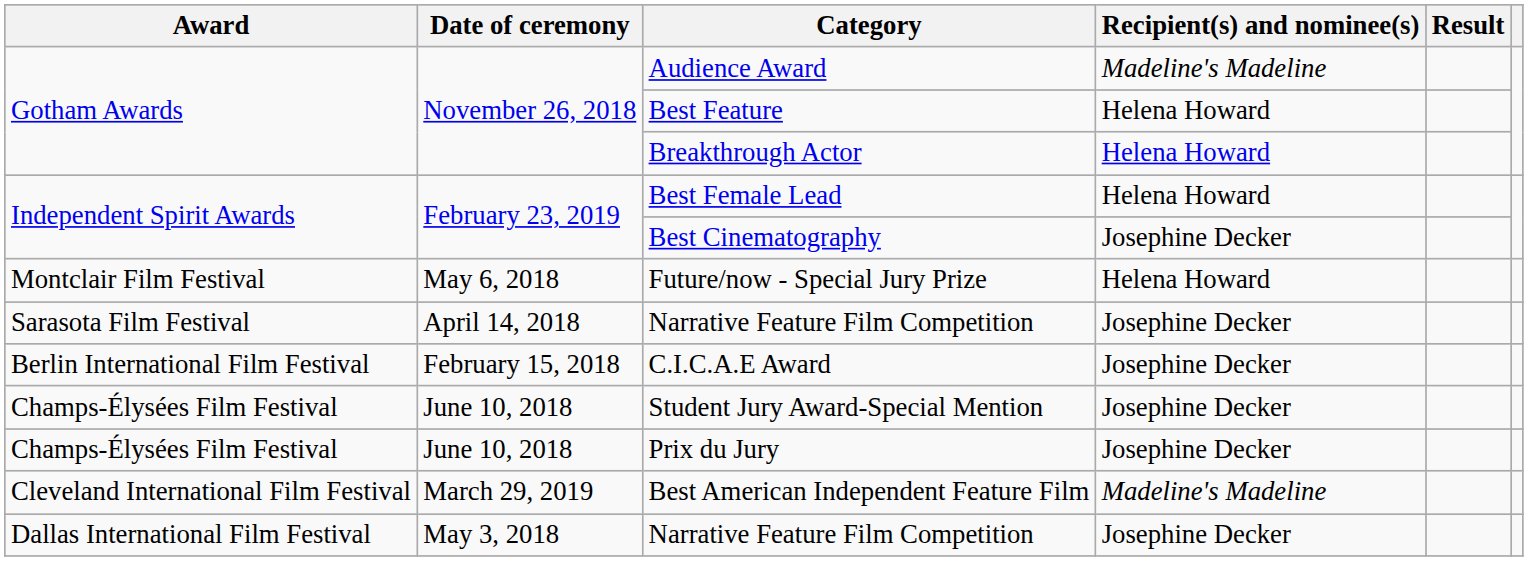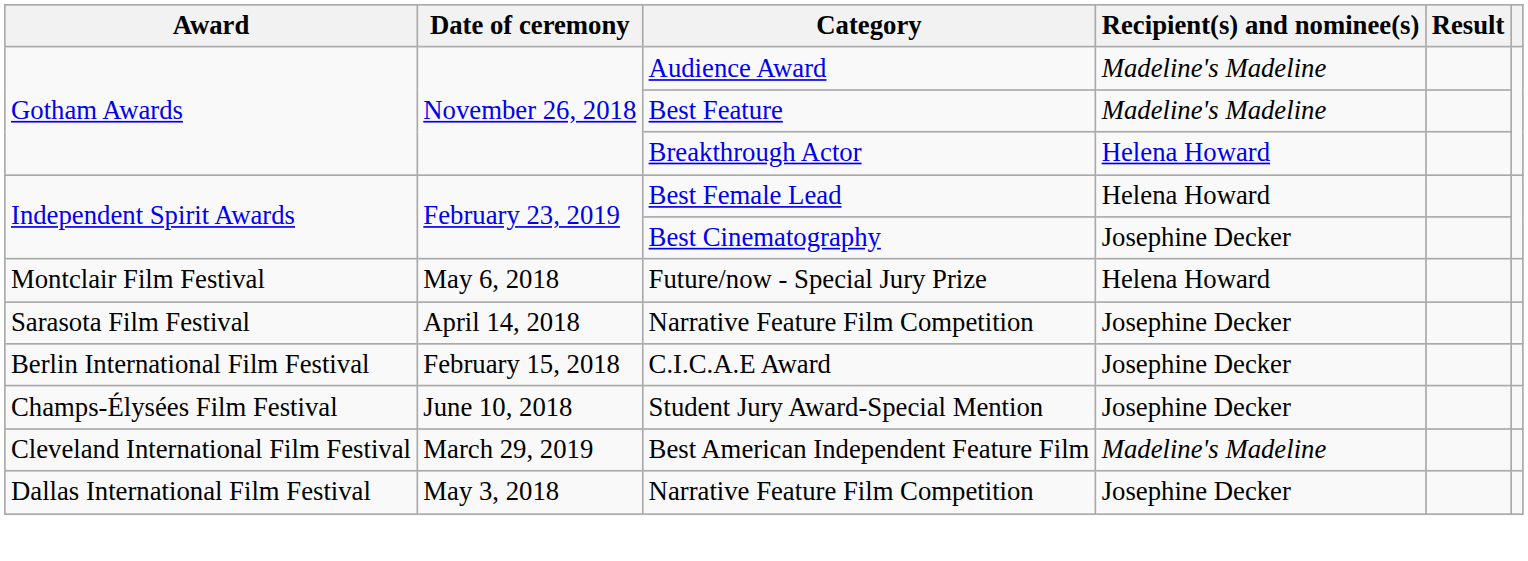(1186, 110) Helena Howard -> (1214, 110) Madeline's Madeline
- row: (174, 449)
